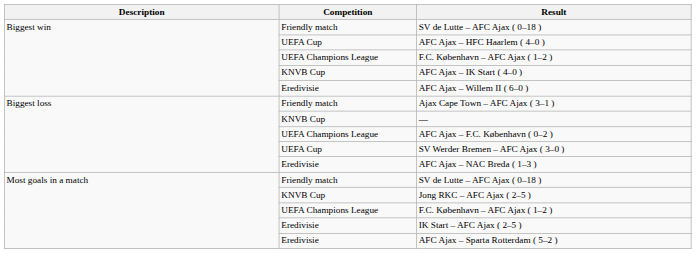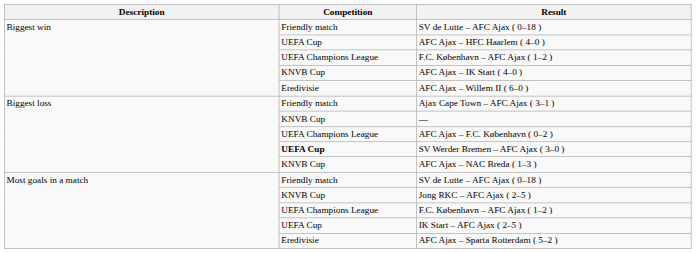(302, 149) normal -> (303, 149) bold
(300, 164) Eredivisie -> (303, 164) KNVB Cup
(300, 225) Eredivisie -> (302, 225) UEFA Cup
